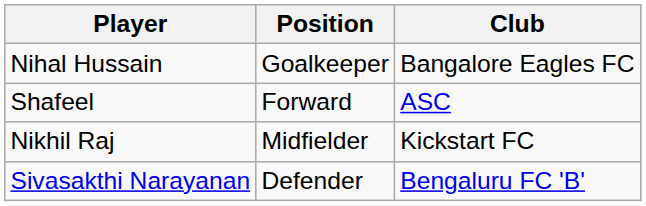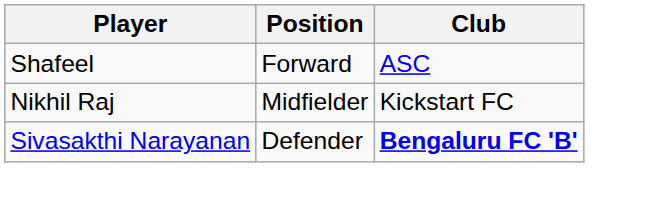- row: (86, 63)
(493, 180) normal -> (479, 141) bold
